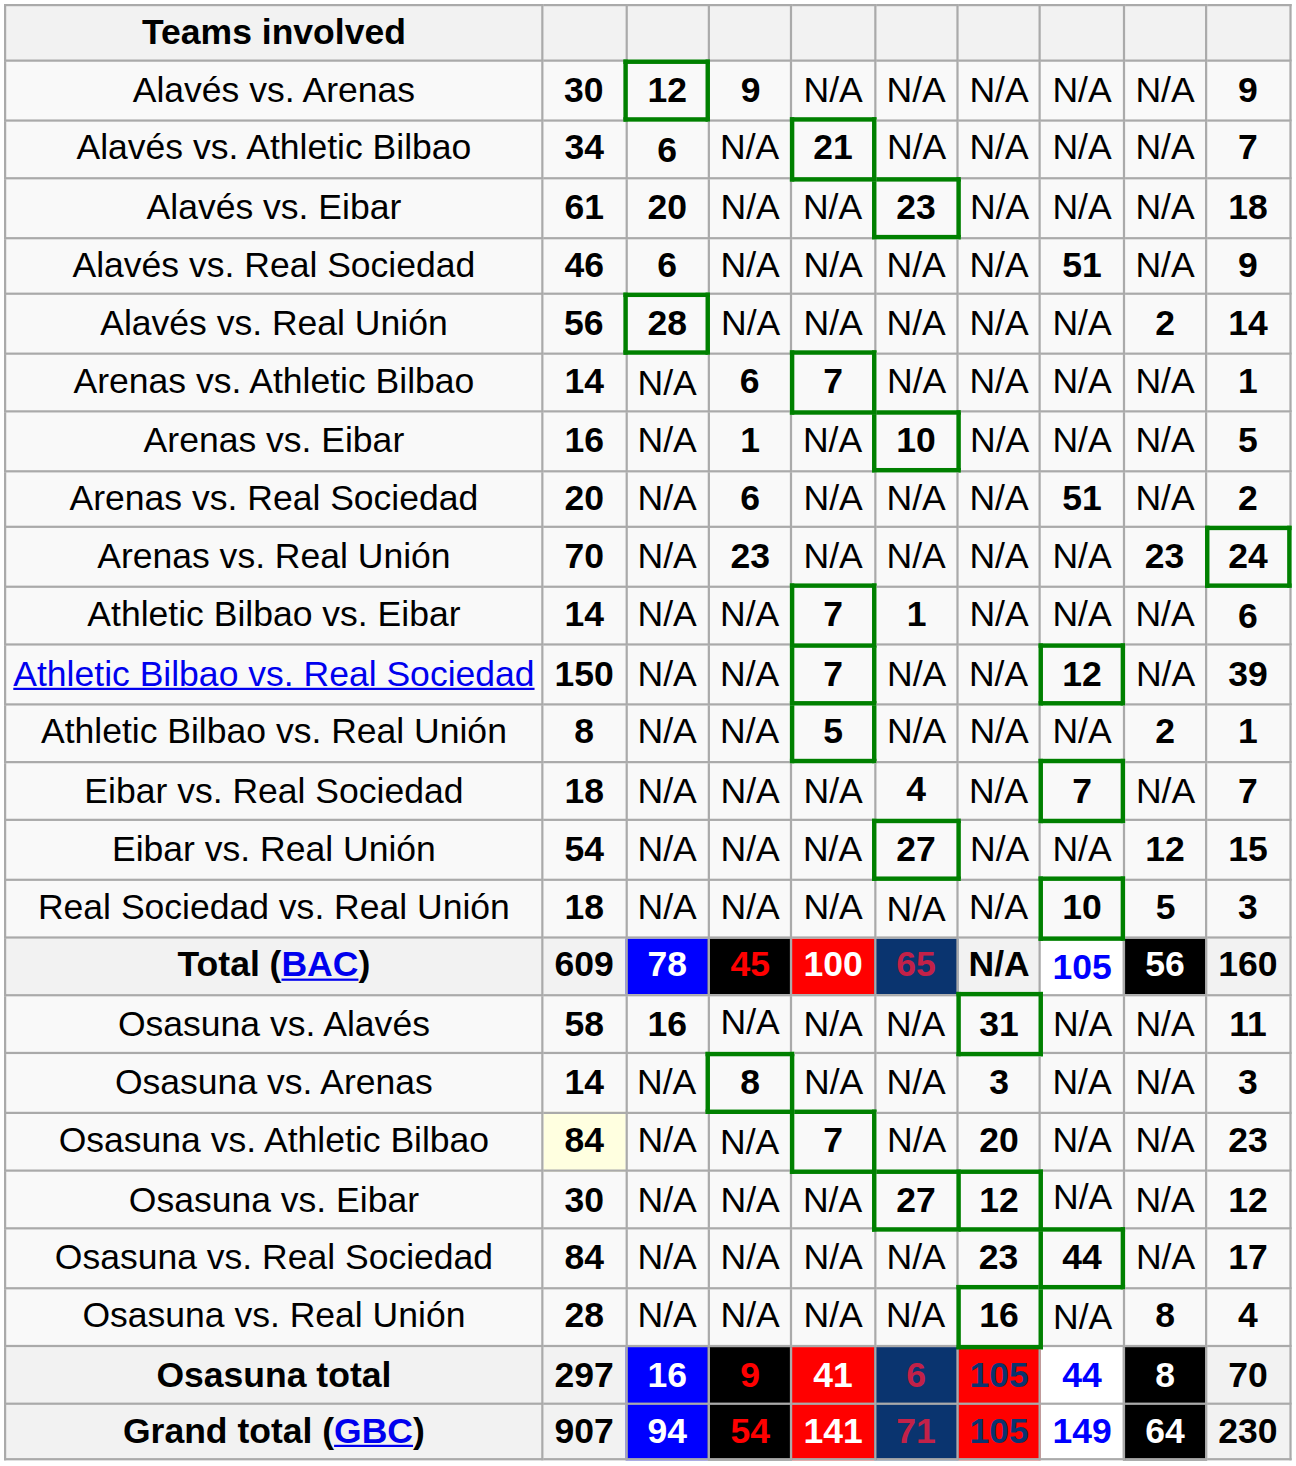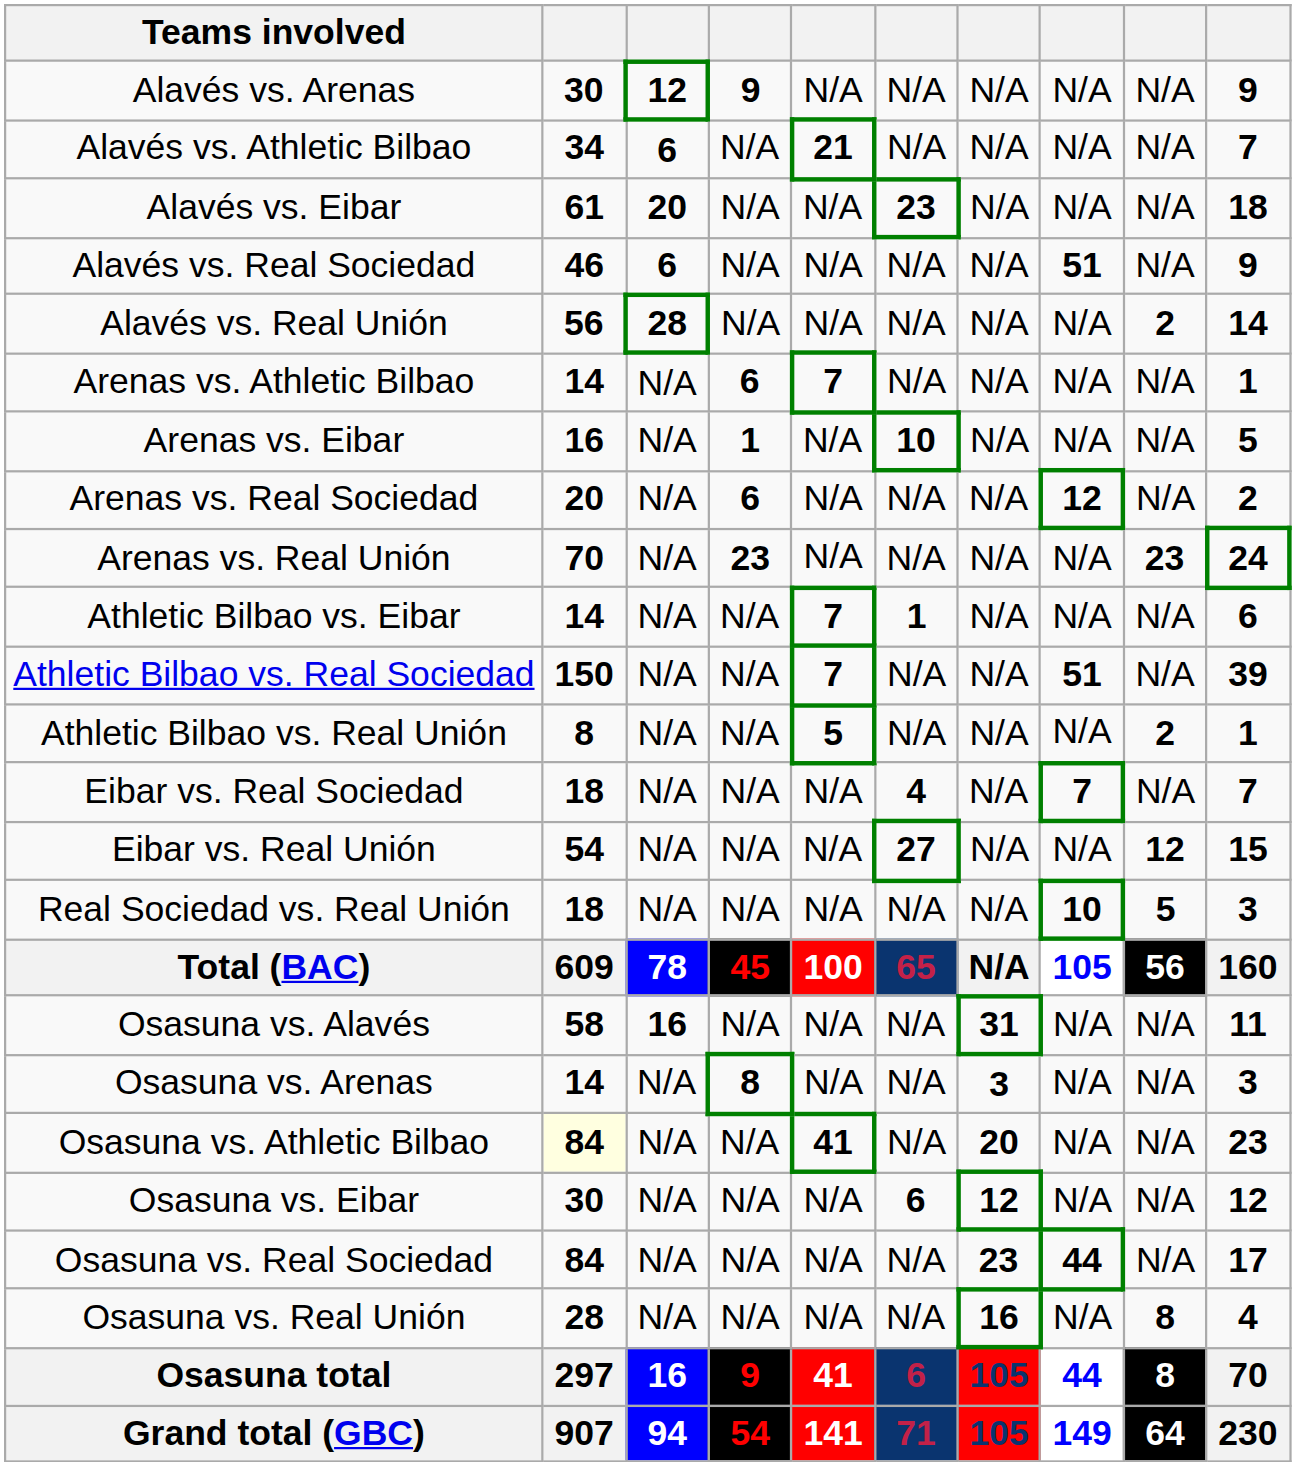(1082, 498) 51 -> (1082, 498) 12
(1082, 673) 12 -> (1082, 674) 51
(833, 1140) 7 -> (833, 1141) 41
(916, 1199) 27 -> (916, 1200) 6
